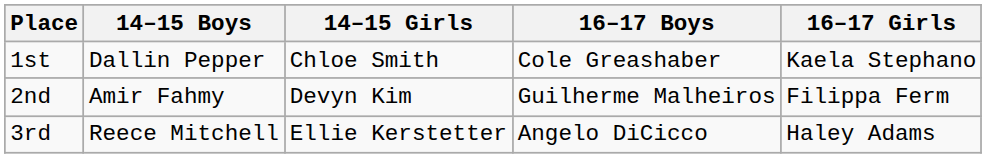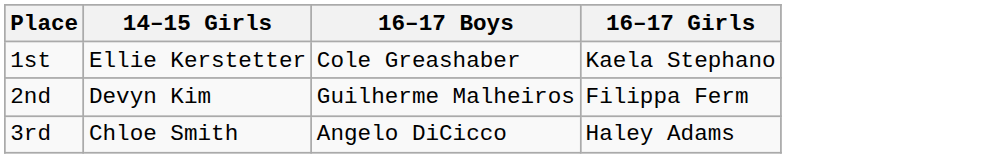- column: (184, 23)
(364, 60) Chloe Smith -> (198, 60) Ellie Kerstetter
(398, 134) Ellie Kerstetter -> (164, 134) Chloe Smith
